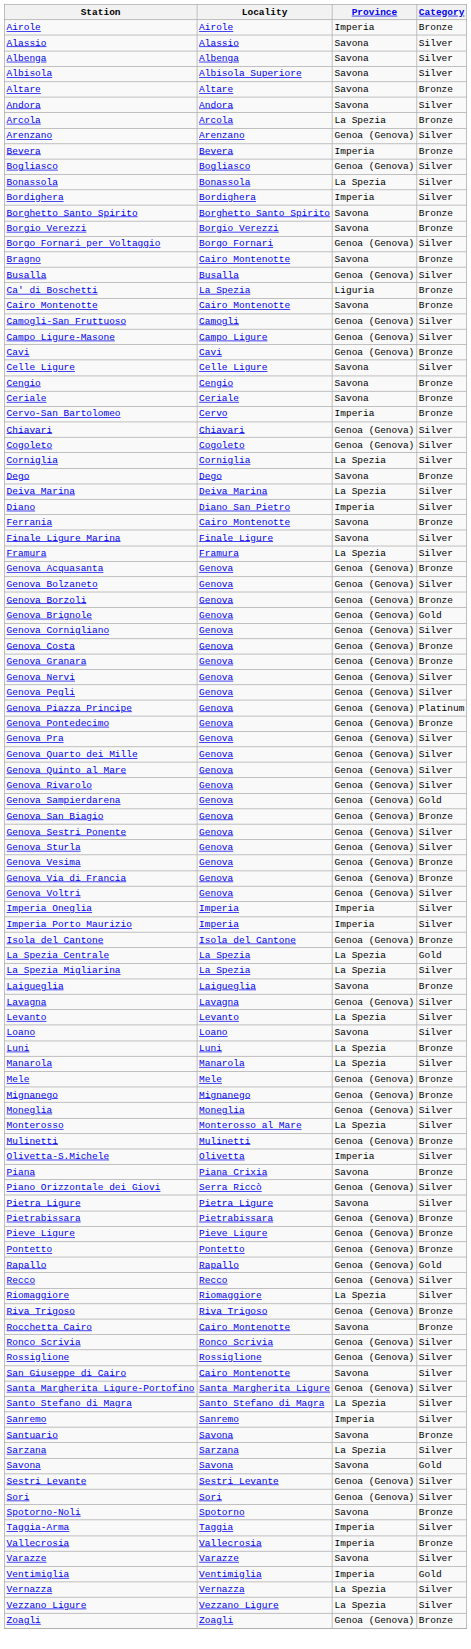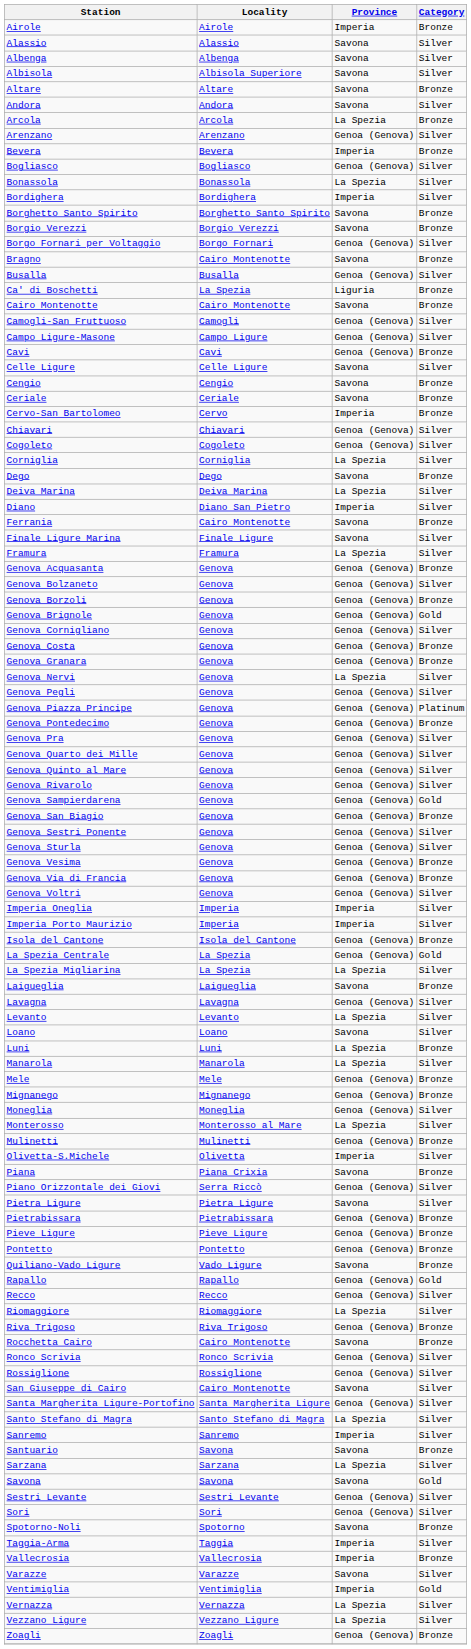(374, 677) Genoa (Genova) -> (360, 677) La Spezia
(360, 956) La Spezia -> (374, 956) Genoa (Genova)
+ row: (64, 1265)
